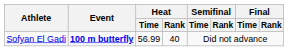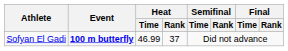(149, 39) 56.99 -> (149, 39) 46.99
(175, 39) 40 -> (175, 39) 37
